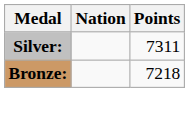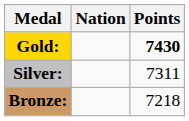+ row: (38, 45)
